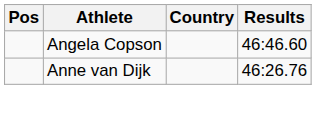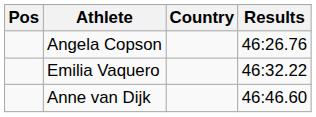(274, 44) 46:46.60 -> (274, 44) 46:26.76
+ row: (103, 71)
(274, 71) 46:26.76 -> (274, 97) 46:46.60
